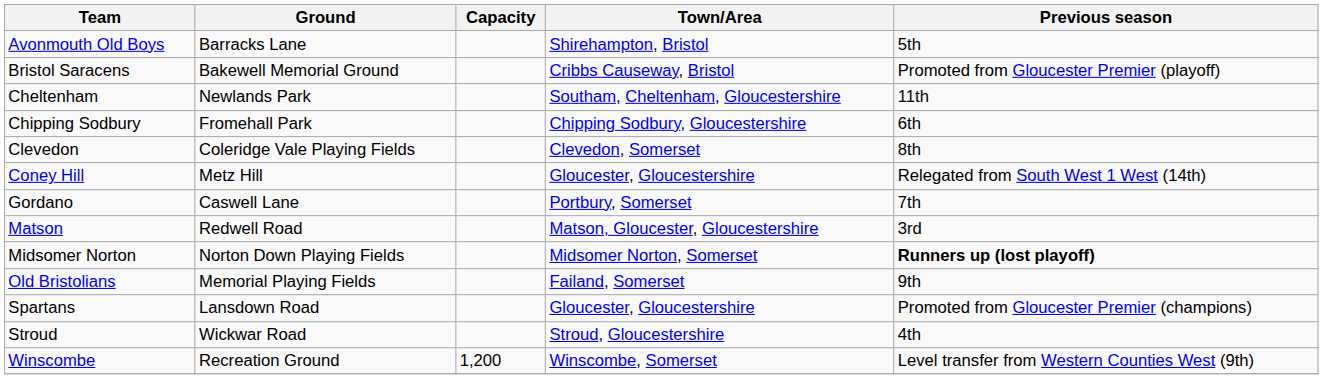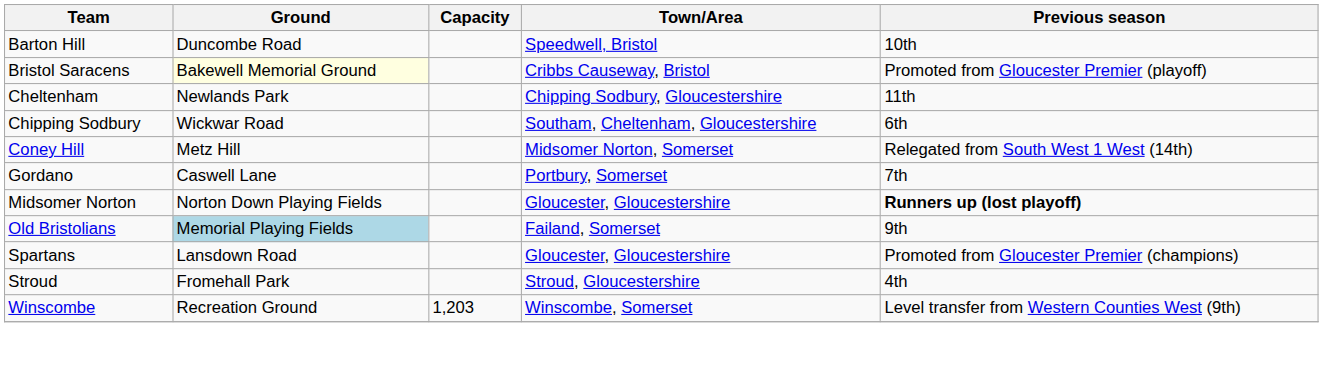- row: (86, 44)
+ row: (47, 44)
(299, 70) no background -> (276, 70) lightyellow background
(695, 96) Southam, Cheltenham, Gloucestershire -> (653, 96) Chipping Sodbury, Gloucestershire
(255, 123) Fromehall Park -> (230, 123) Wickwar Road
(678, 123) Chipping Sodbury, Gloucestershire -> (671, 123) Southam, Cheltenham, Gloucestershire
- row: (44, 149)
(652, 176) Gloucester, Gloucestershire -> (629, 149) Midsomer Norton, Somerset
- row: (36, 228)
(653, 255) Midsomer Norton, Somerset -> (628, 202) Gloucester, Gloucestershire
(287, 281) no background -> (265, 228) lightblue background
(253, 334) Wickwar Road -> (233, 281) Fromehall Park
(481, 360) 1,200 -> (453, 307) 1,203
